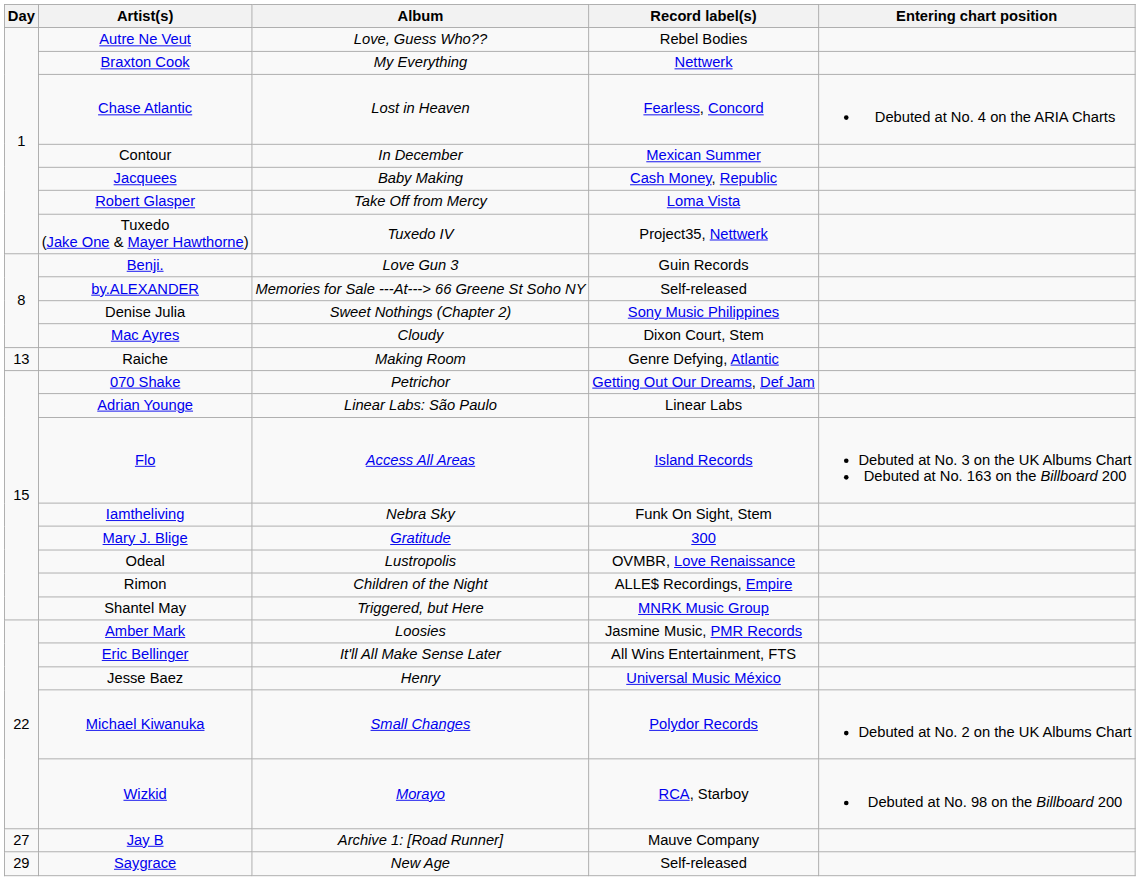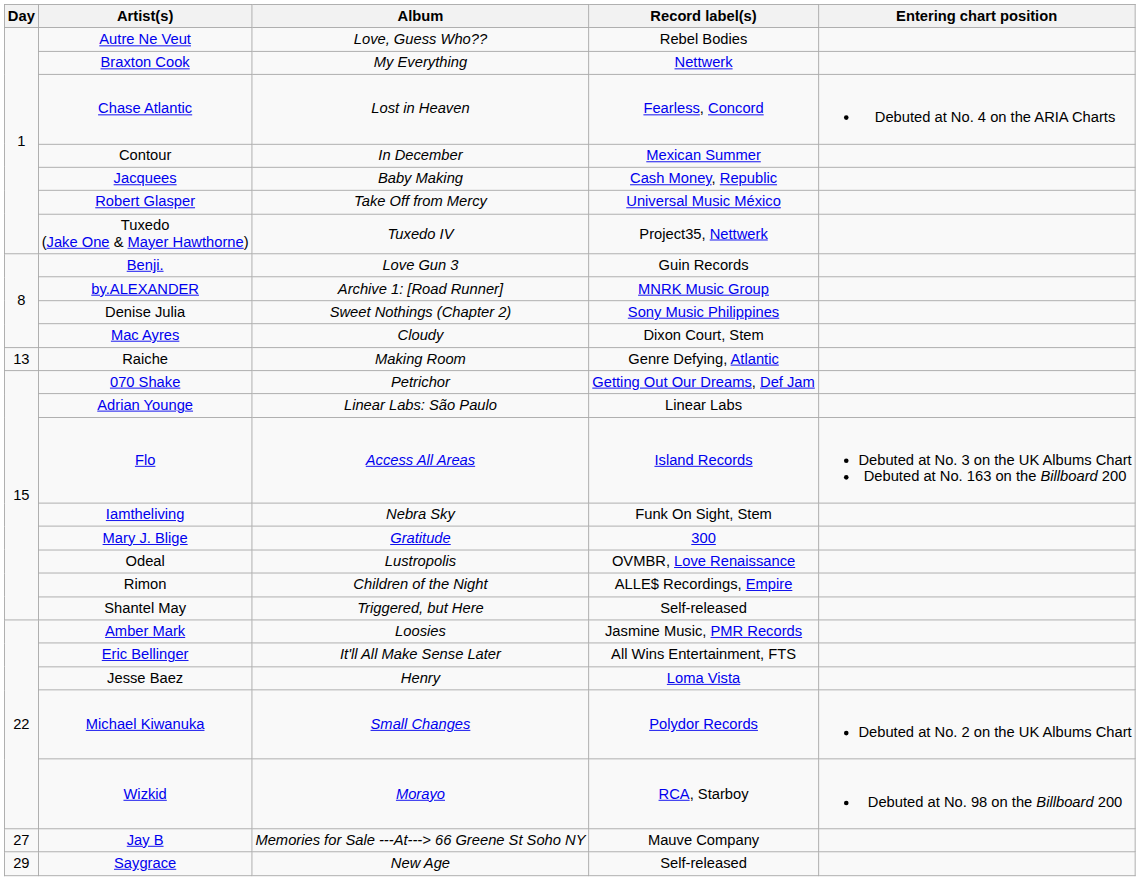(704, 202) Loma Vista -> (704, 202) Universal Music México
(420, 288) Memories for Sale ---At---> 66 Greene St Soho NY -> (420, 288) Archive 1: [Road Runner]
(704, 288) Self-released -> (704, 288) MNRK Music Group
(704, 608) MNRK Music Group -> (704, 608) Self-released
(704, 678) Universal Music México -> (704, 678) Loma Vista
(420, 840) Archive 1: [Road Runner] -> (420, 840) Memories for Sale ---At---> 66 Greene St Soho NY
